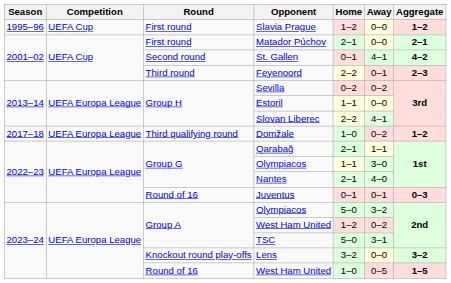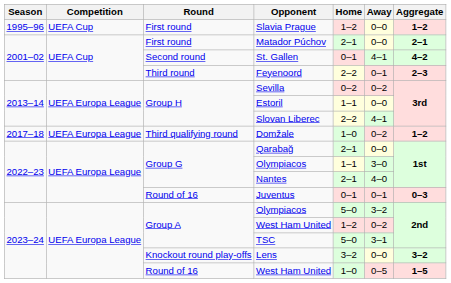(379, 149) 1–1 -> (379, 149) 0–0
